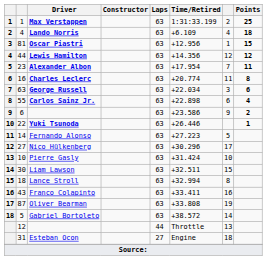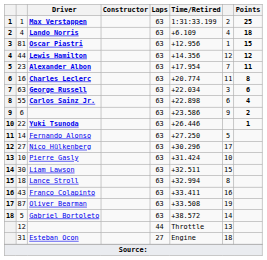(186, 136) +27.223 -> (186, 136) +27.250
(186, 204) +33.808 -> (186, 204) +33.508
